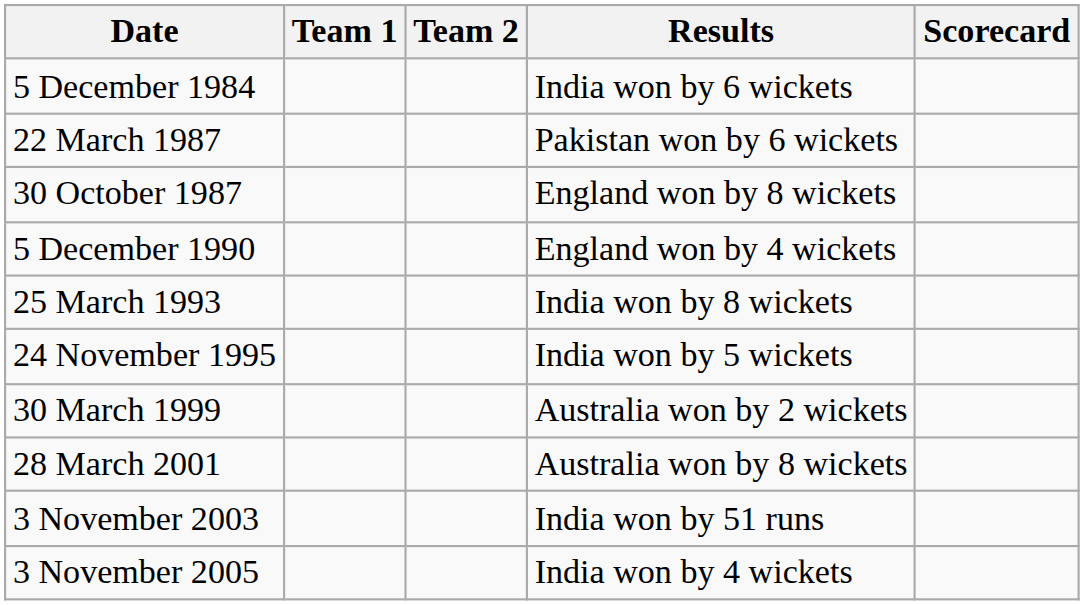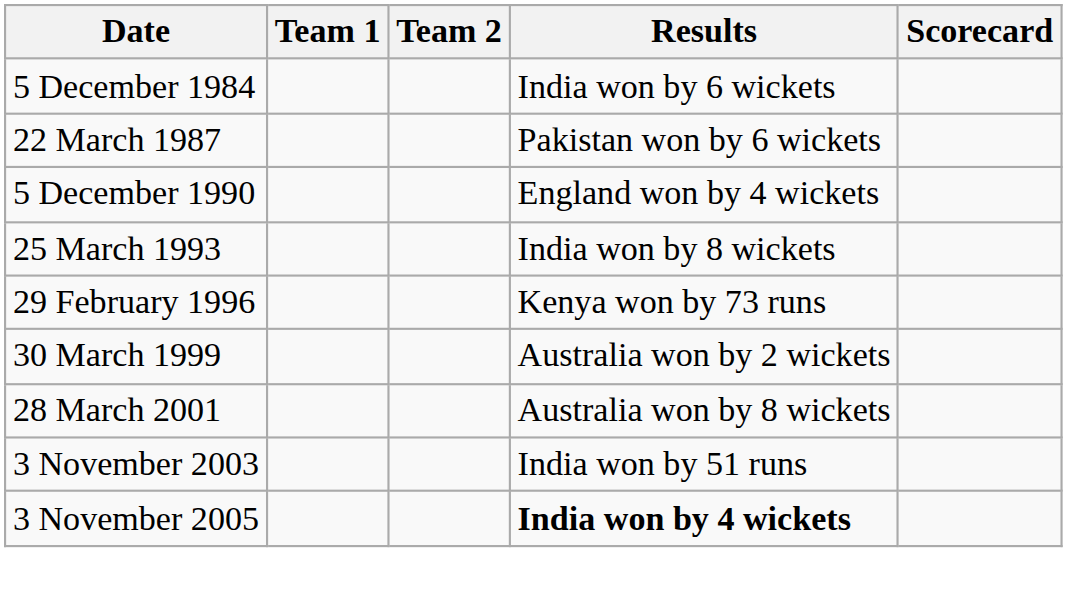- row: (127, 193)
- row: (144, 355)
+ row: (134, 301)
(694, 572) normal -> (684, 517) bold
